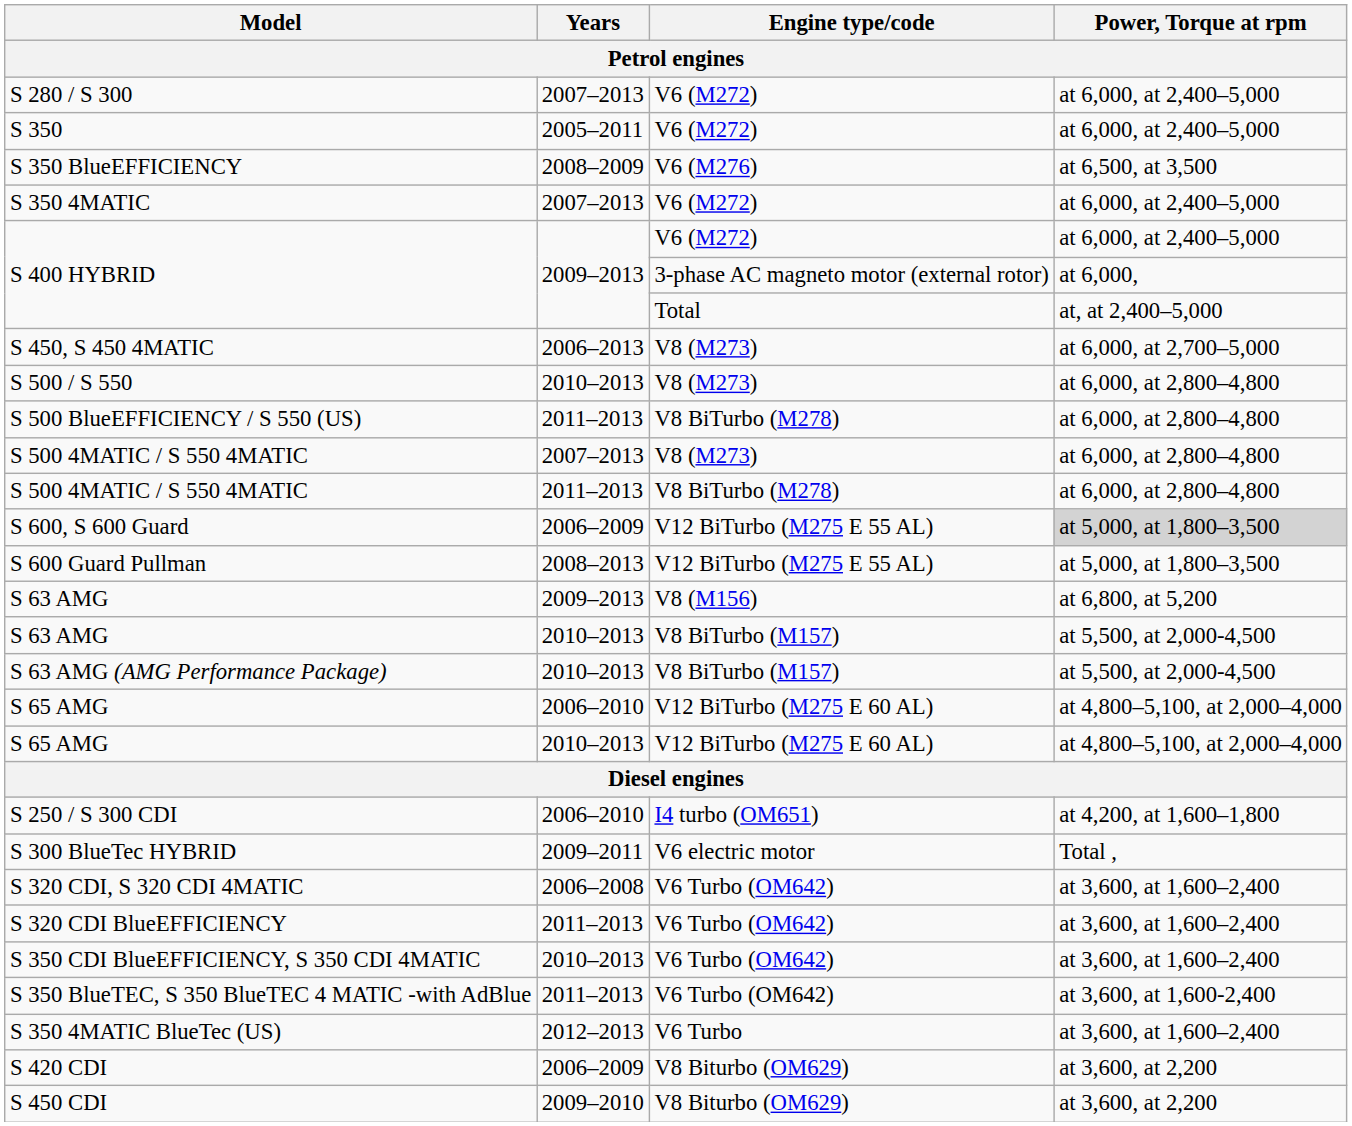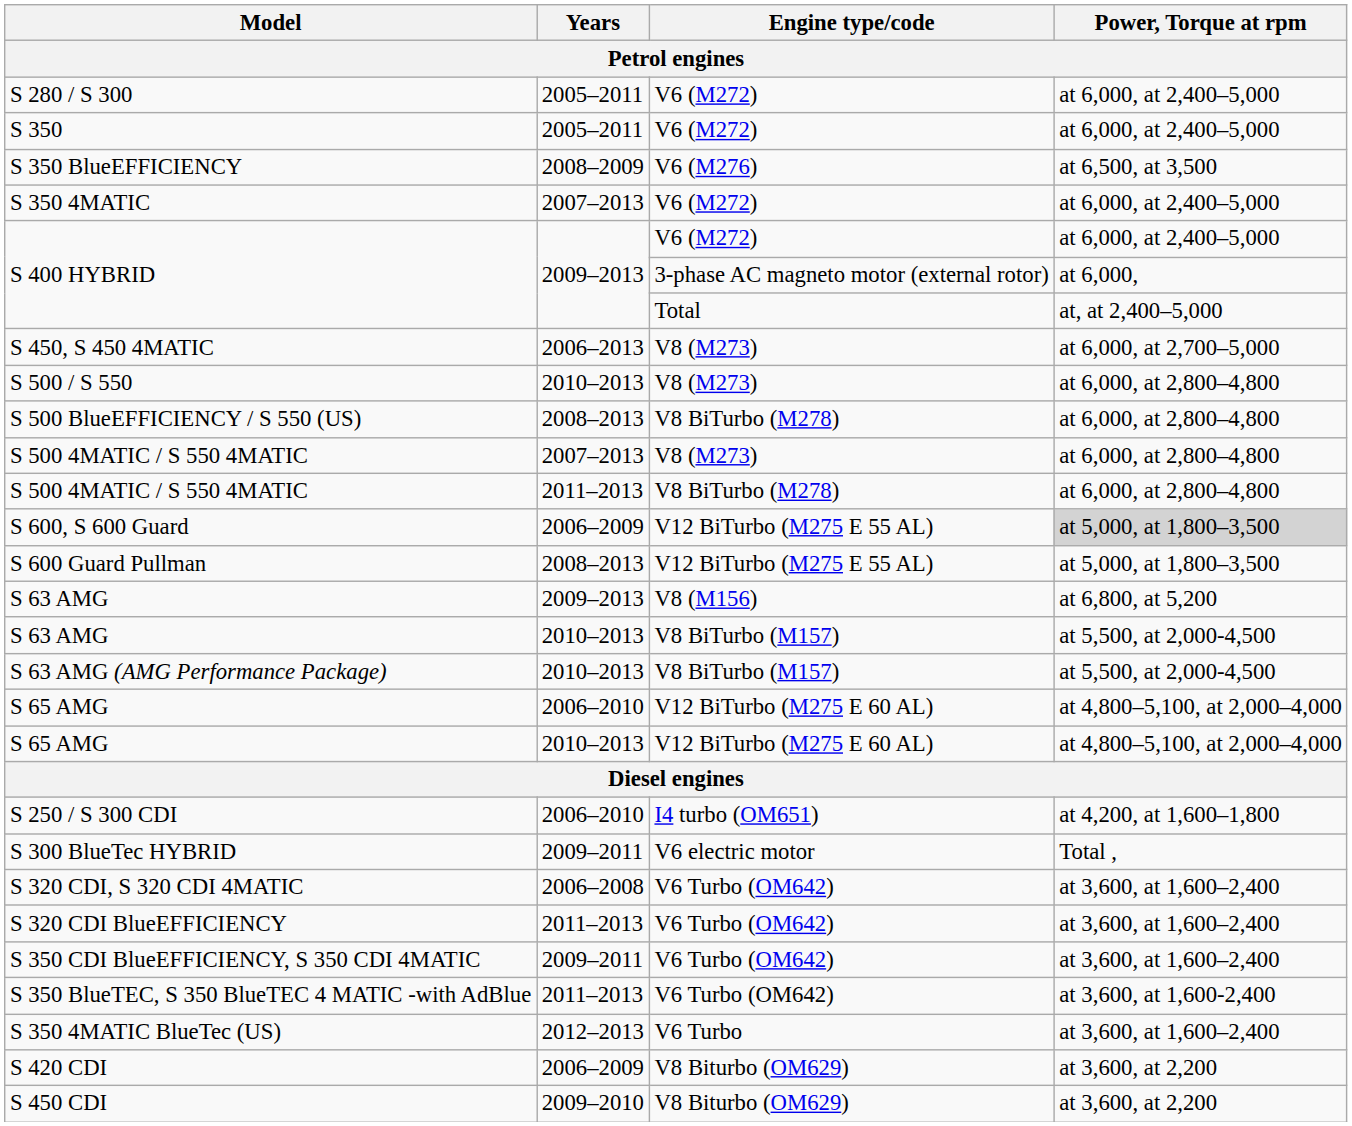(593, 94) 2007–2013 -> (592, 94) 2005–2011
(592, 418) 2011–2013 -> (593, 418) 2008–2013
(593, 959) 2010–2013 -> (592, 959) 2009–2011
